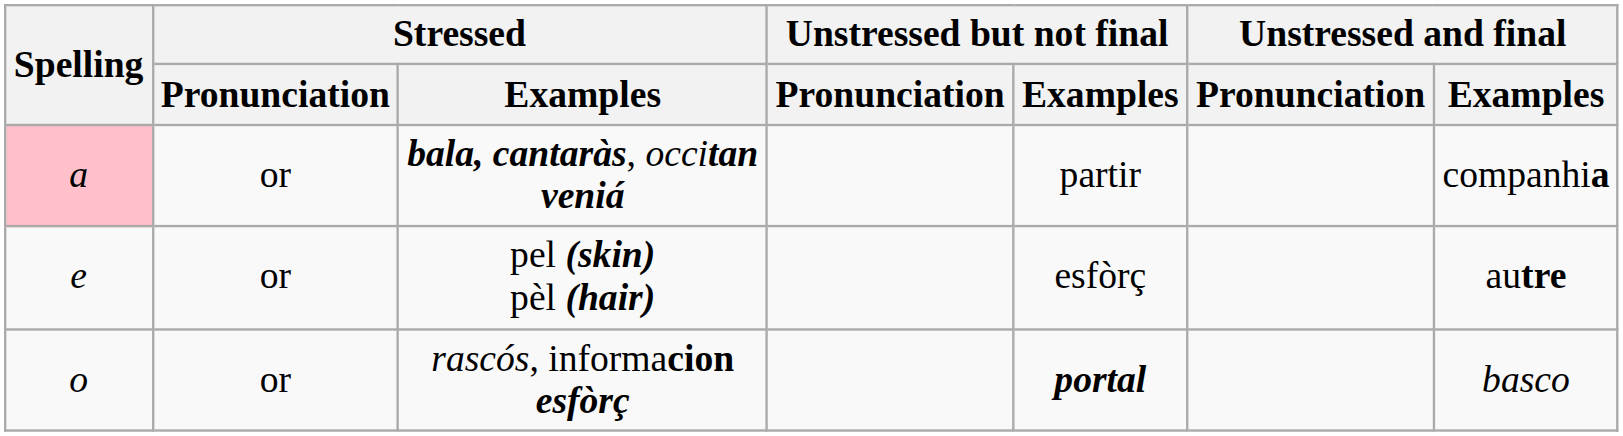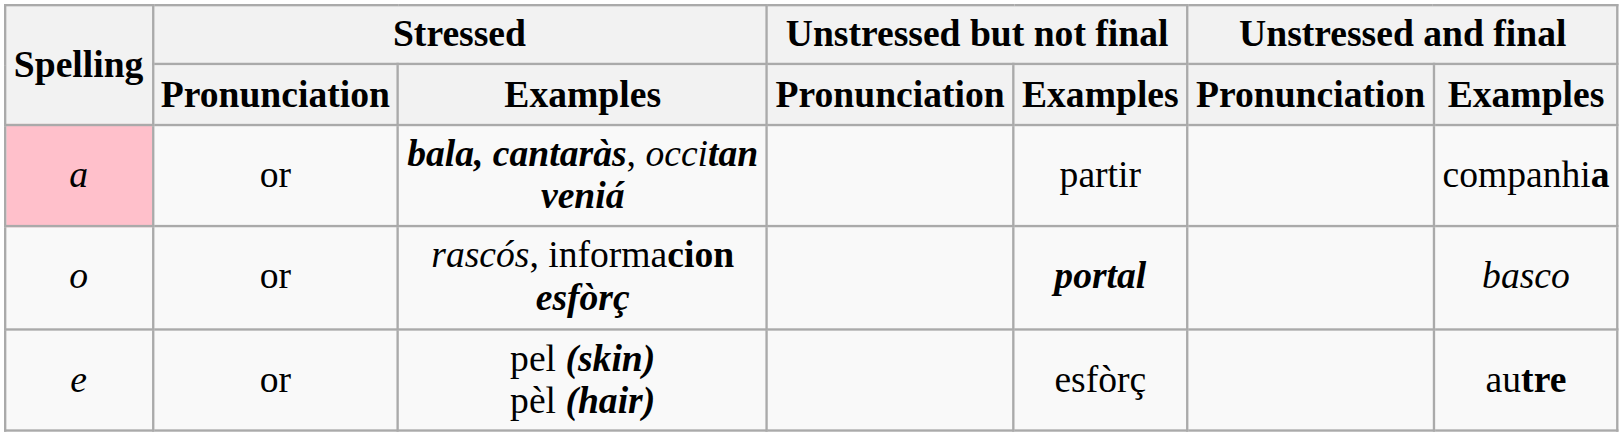rows swapped: (583, 276) <-> (583, 378)
